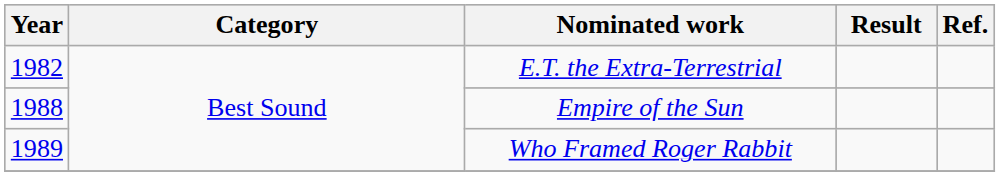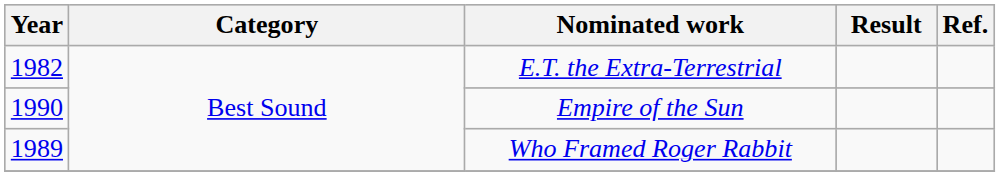(37, 107) 1988 -> (37, 107) 1990
